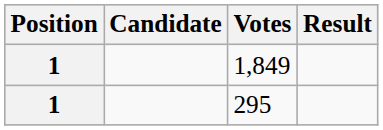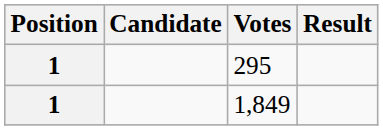rows swapped: (262, 64) <-> (252, 104)
